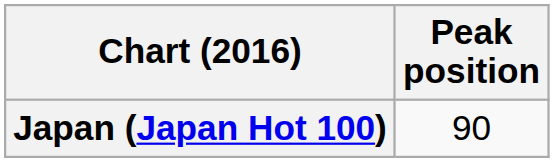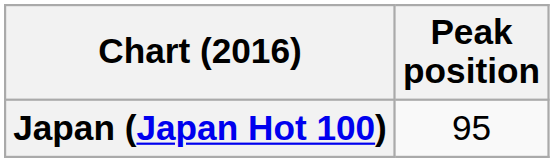(471, 127) 90 -> (471, 127) 95
